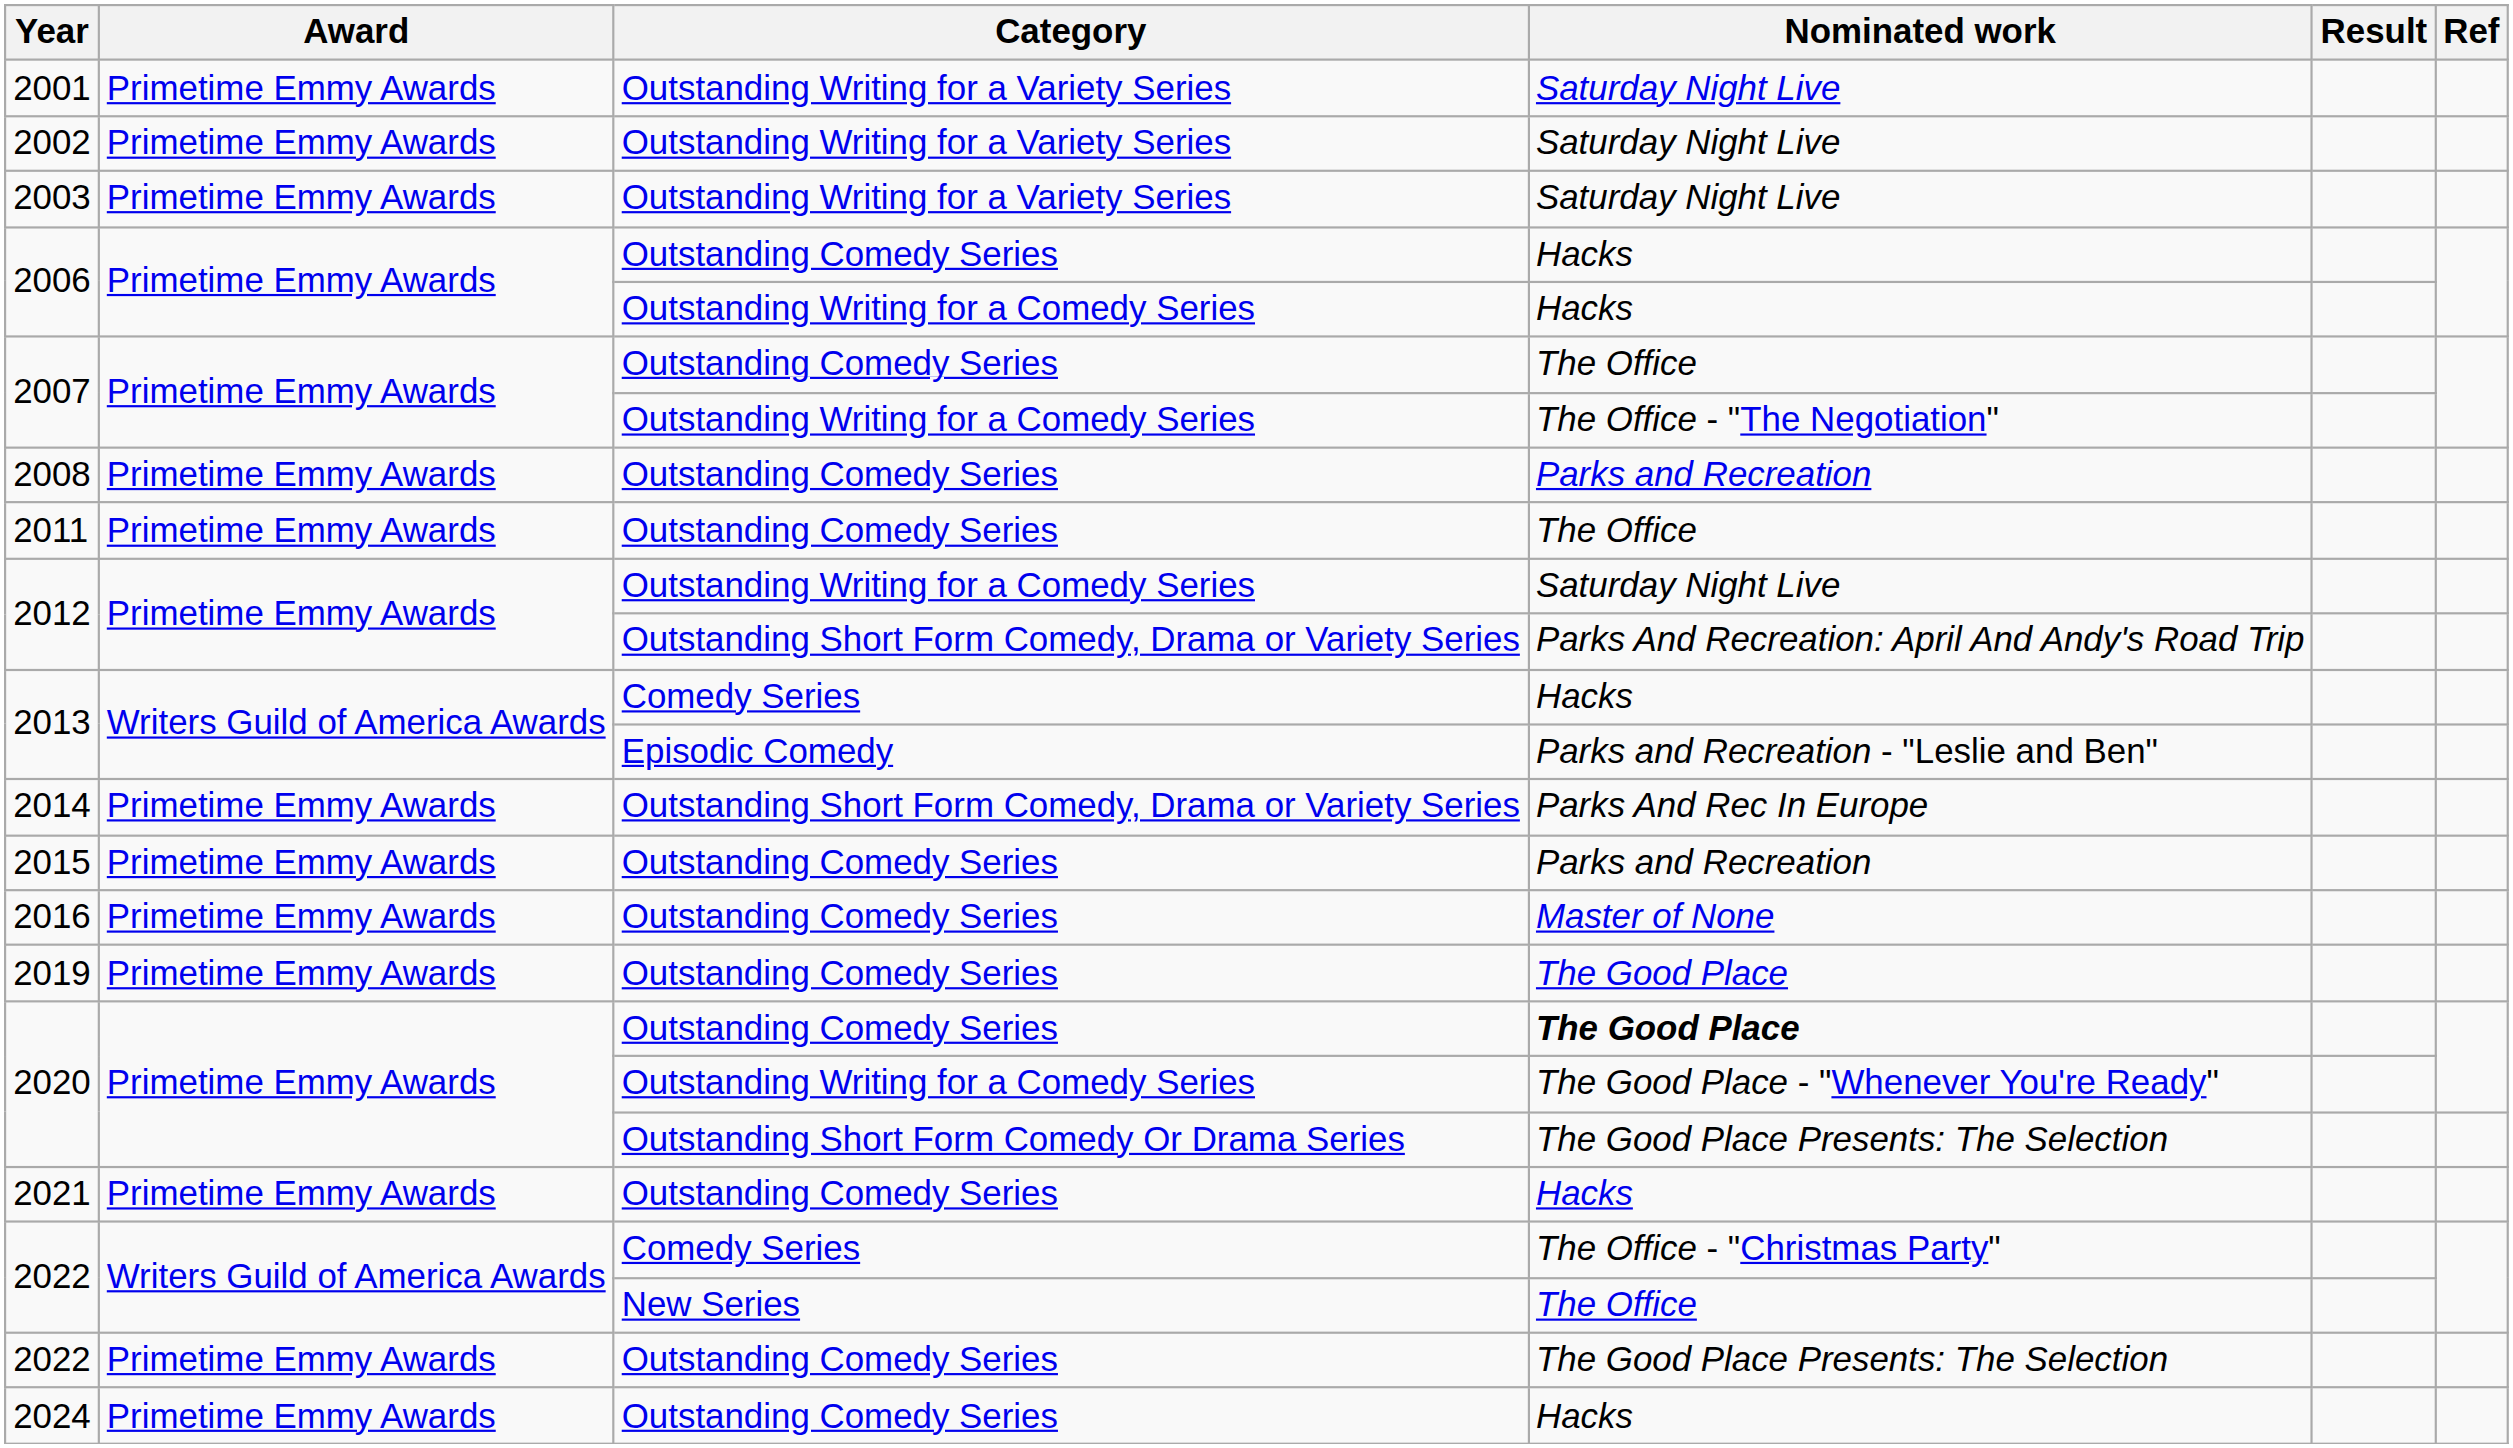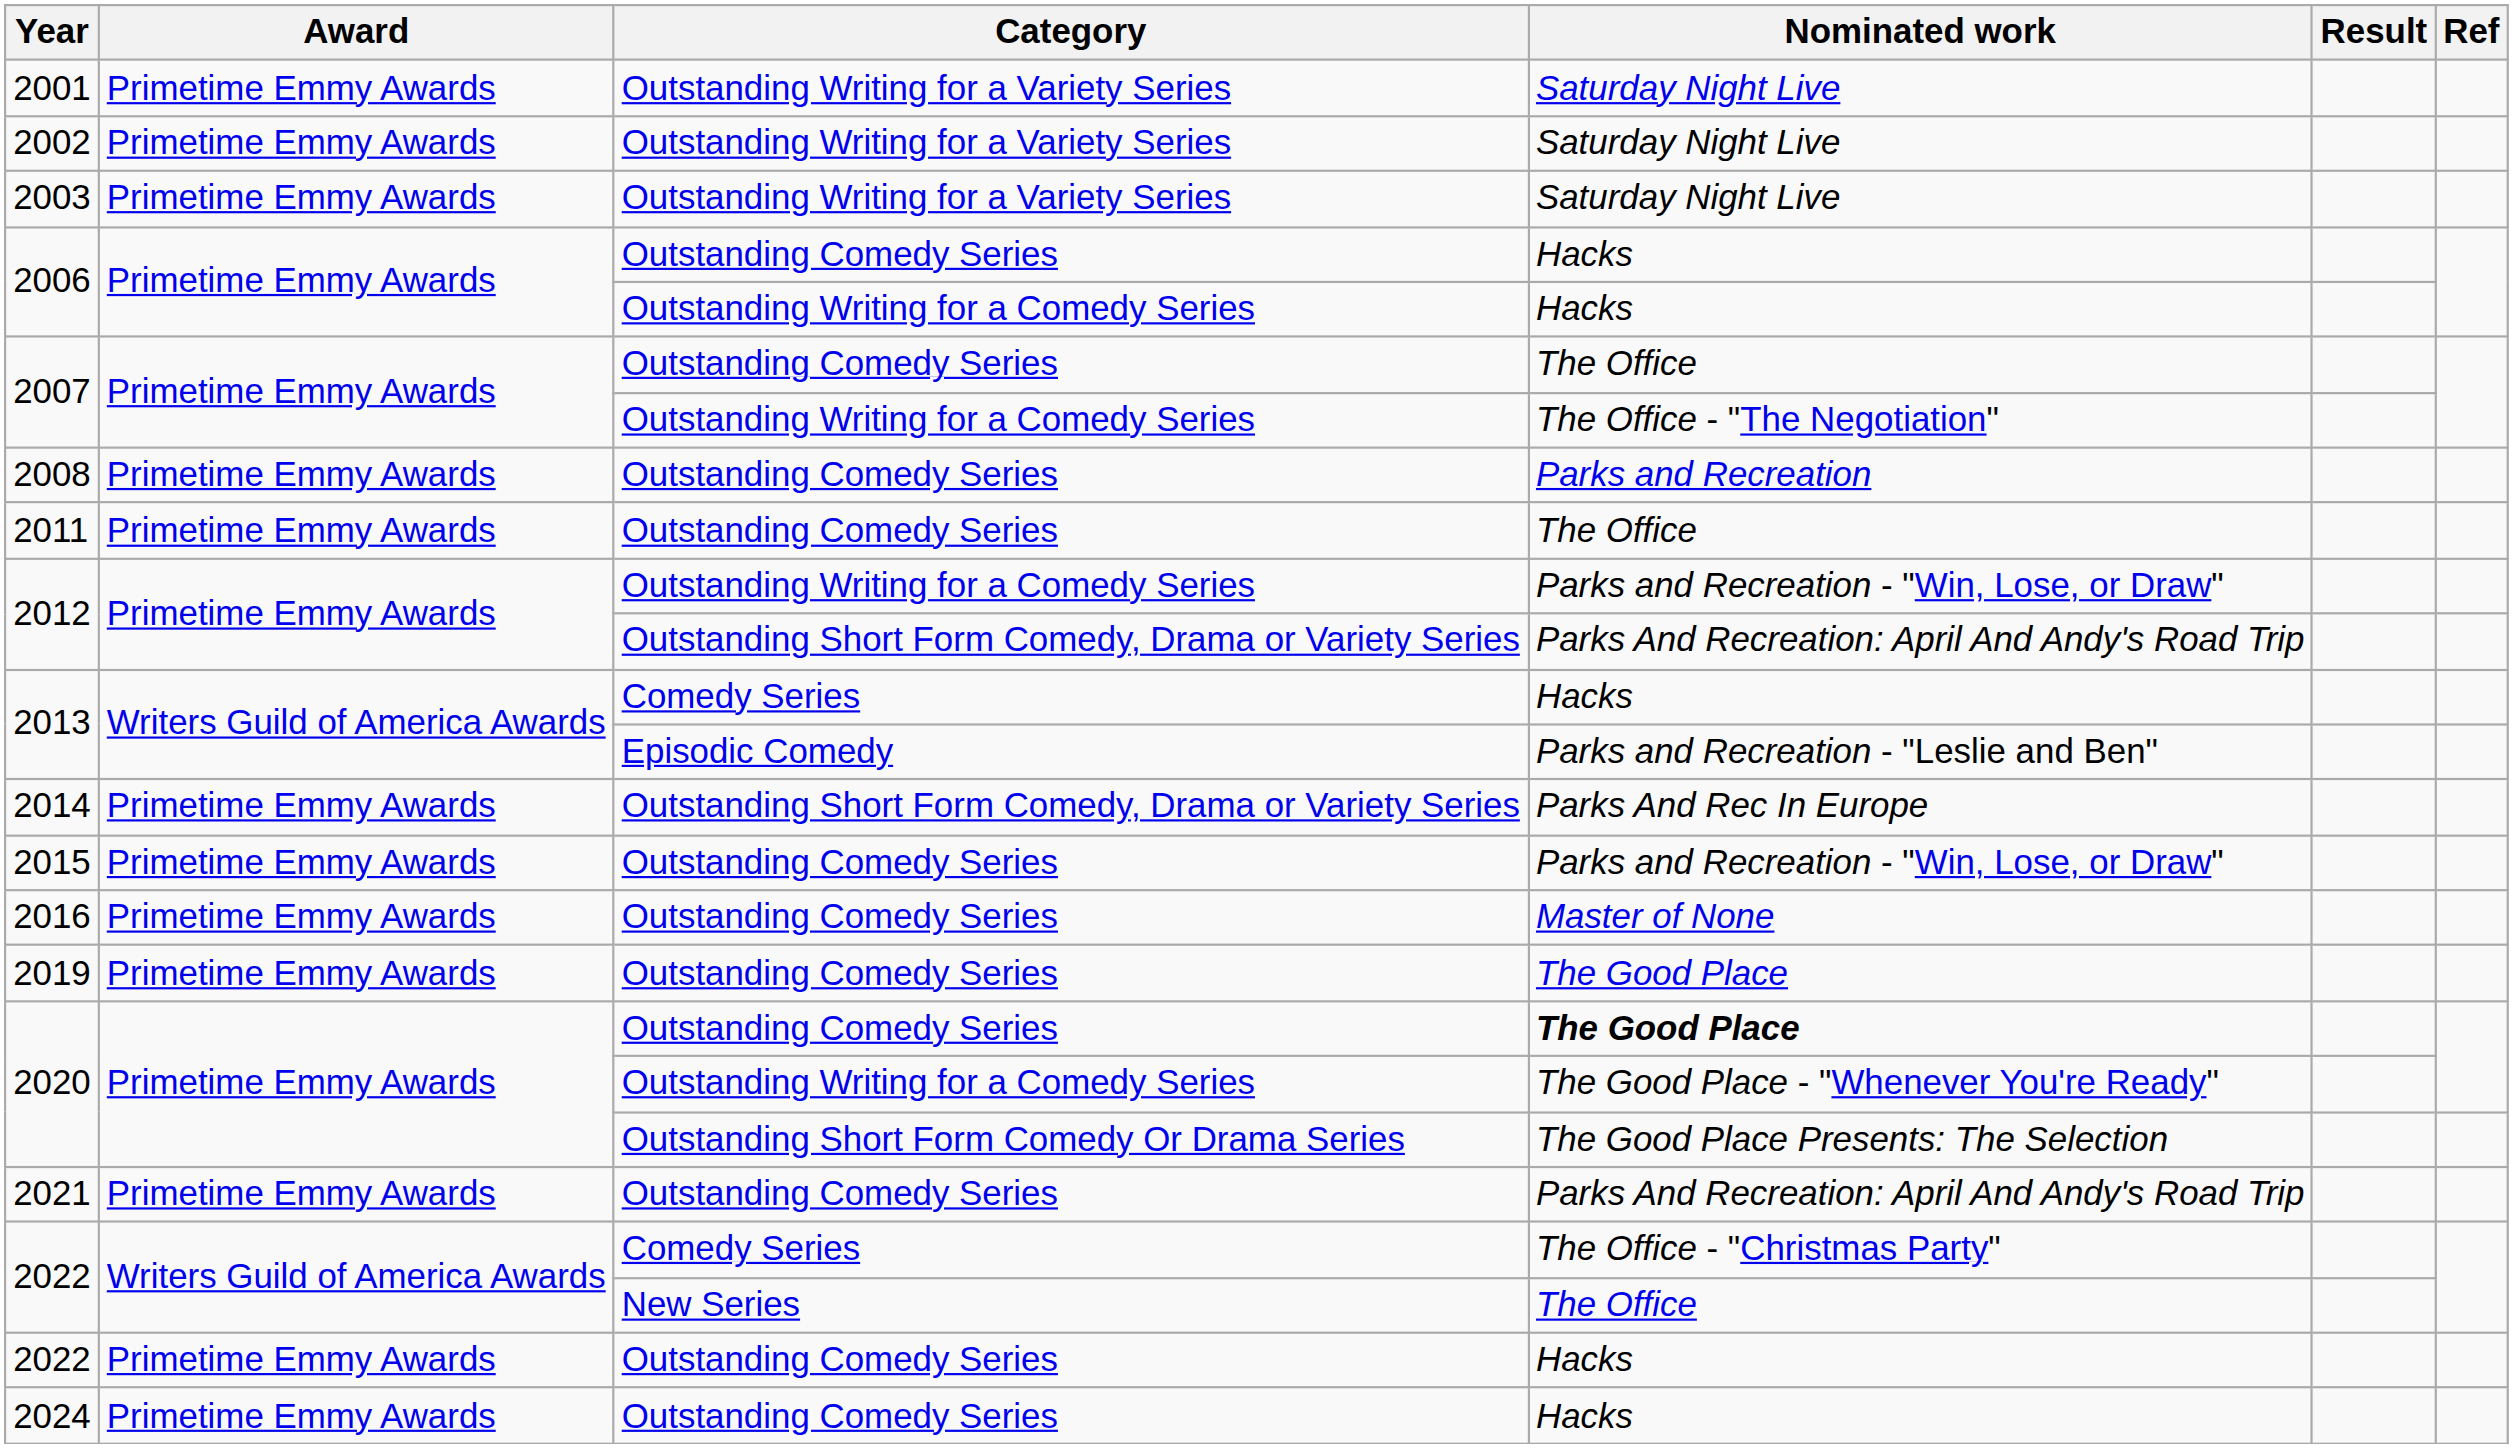(1688, 585) Saturday Night Live -> (1880, 585) Parks and Recreation - "Win, Lose, or Draw"
(1704, 861) Parks and Recreation -> (1880, 861) Parks and Recreation - "Win, Lose, or Draw"
(1584, 1193) Hacks -> (1920, 1193) Parks And Recreation: April And Andy's Road Trip
(1852, 1359) The Good Place Presents: The Selection -> (1584, 1359) Hacks
